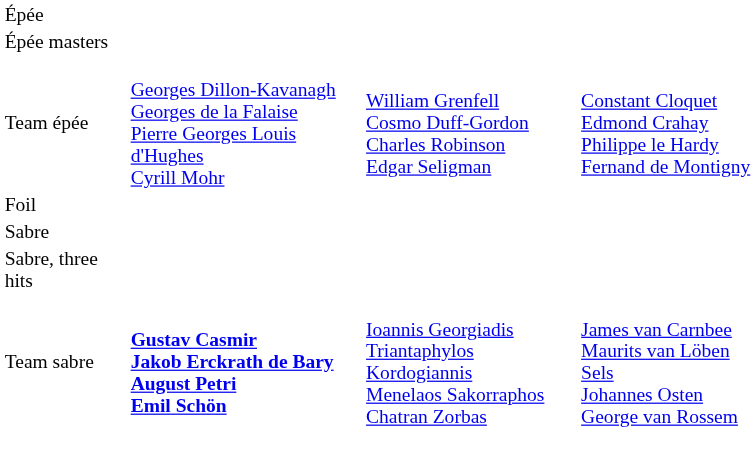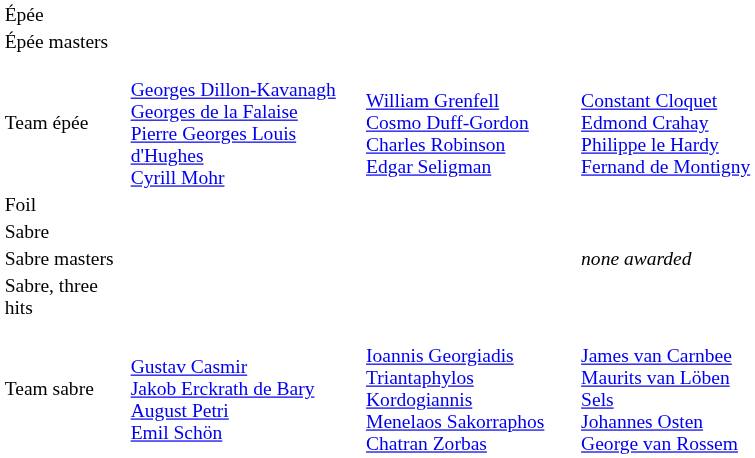+ row: (59, 258)
(232, 373) bold -> (223, 400) normal
